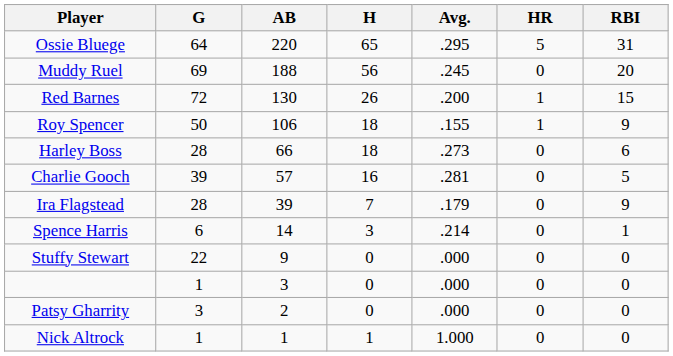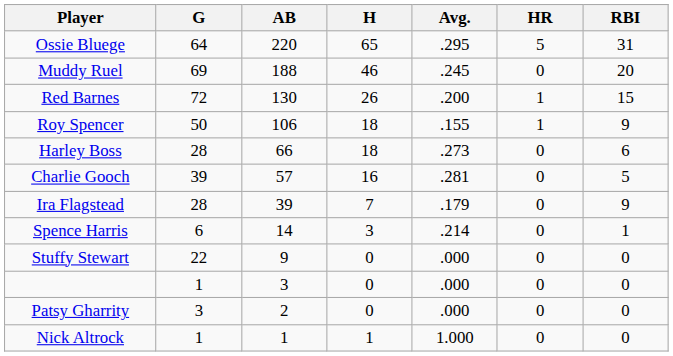(369, 71) 56 -> (369, 71) 46
